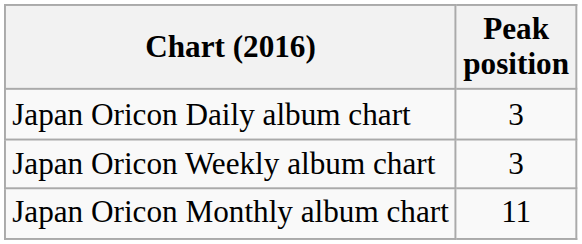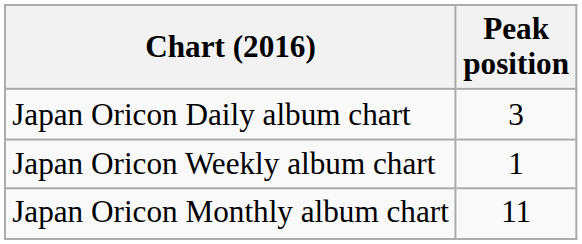(516, 163) 3 -> (516, 163) 1
